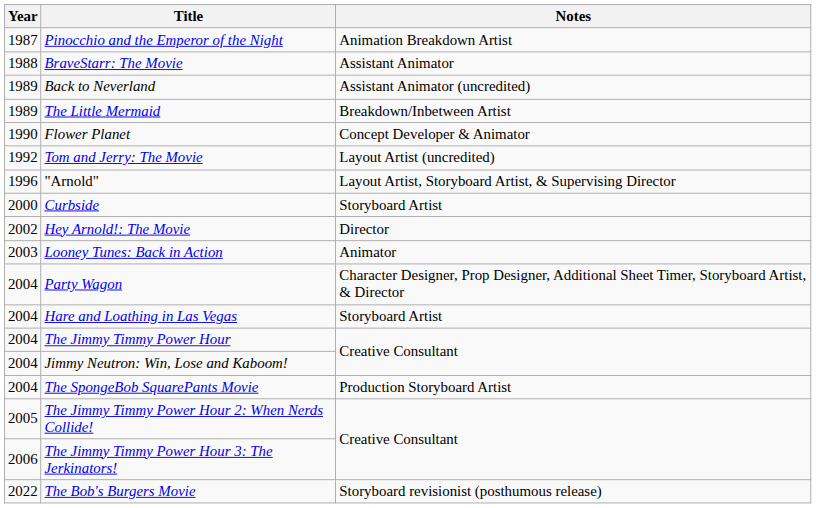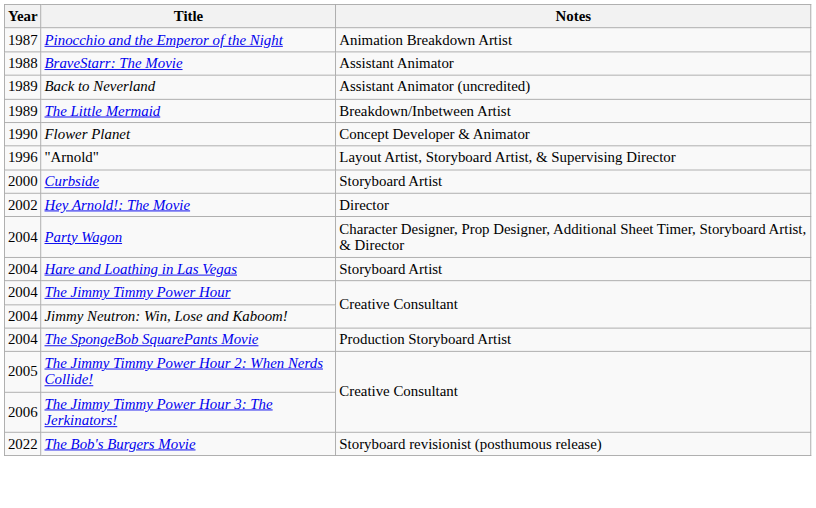- row: (124, 157)
- row: (134, 252)
